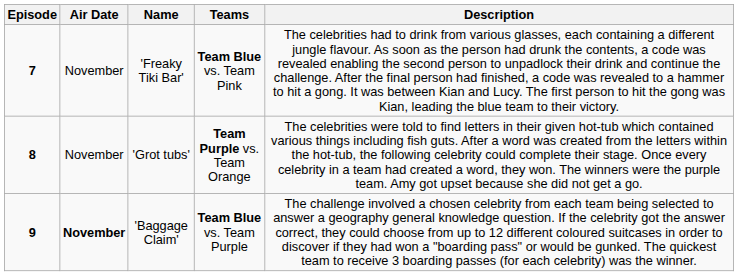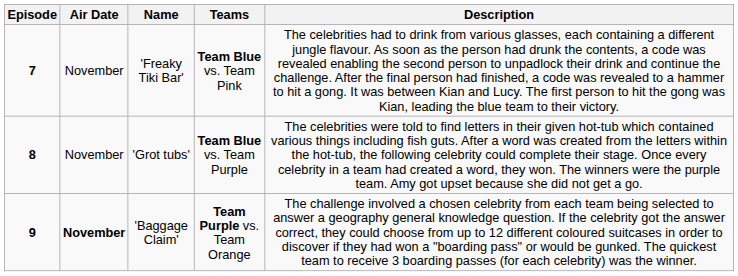(229, 155) Team Purple vs. Team Orange -> (229, 155) Team Blue vs. Team Purple
(229, 232) Team Blue vs. Team Purple -> (229, 232) Team Purple vs. Team Orange
